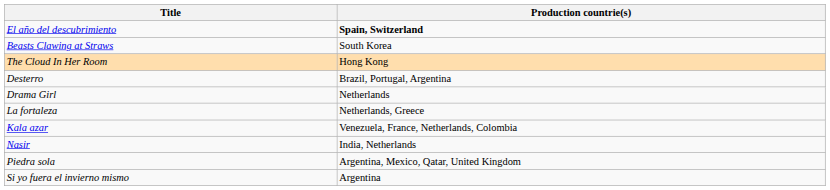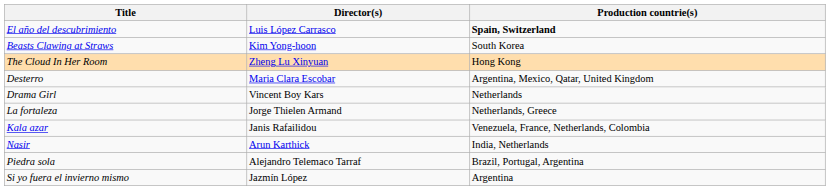+ column: (358, 12)
(395, 78) Brazil, Portugal, Argentina -> (563, 78) Argentina, Mexico, Qatar, United Kingdom
(430, 161) Argentina, Mexico, Qatar, United Kingdom -> (528, 161) Brazil, Portugal, Argentina
